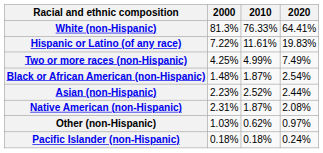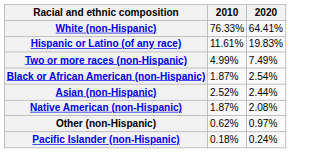- column: (224, 13)
